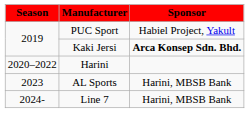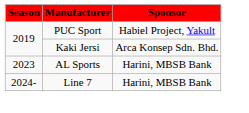(187, 47) bold -> (167, 47) normal
- row: (95, 64)
